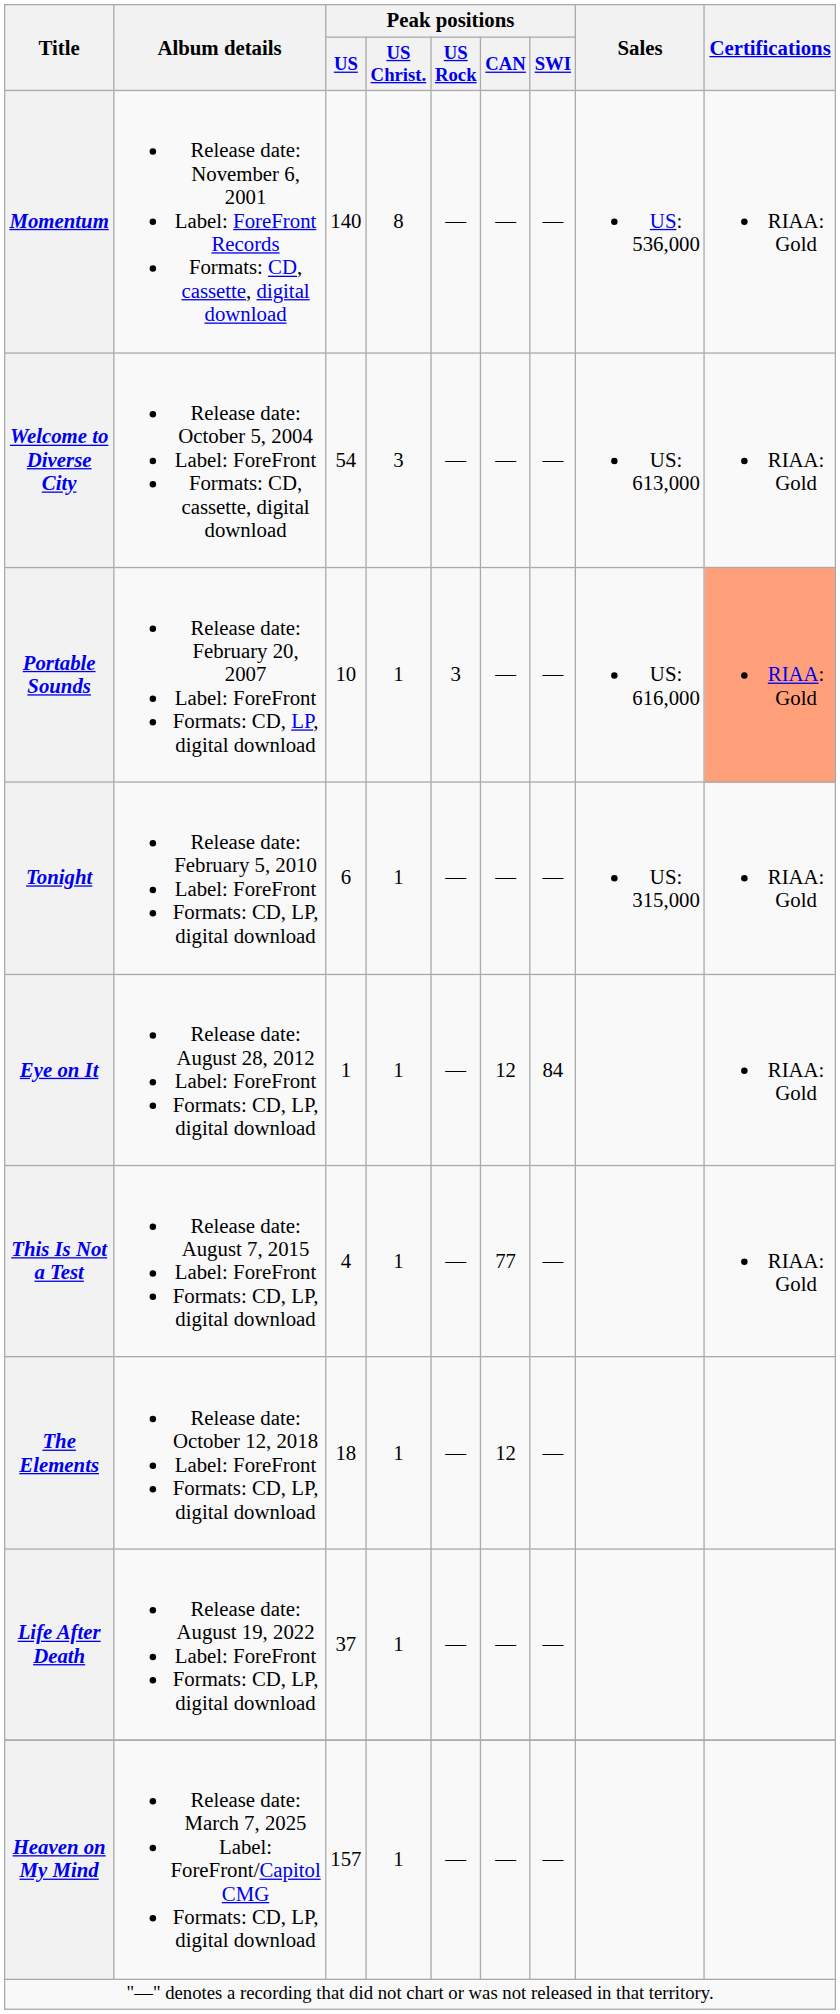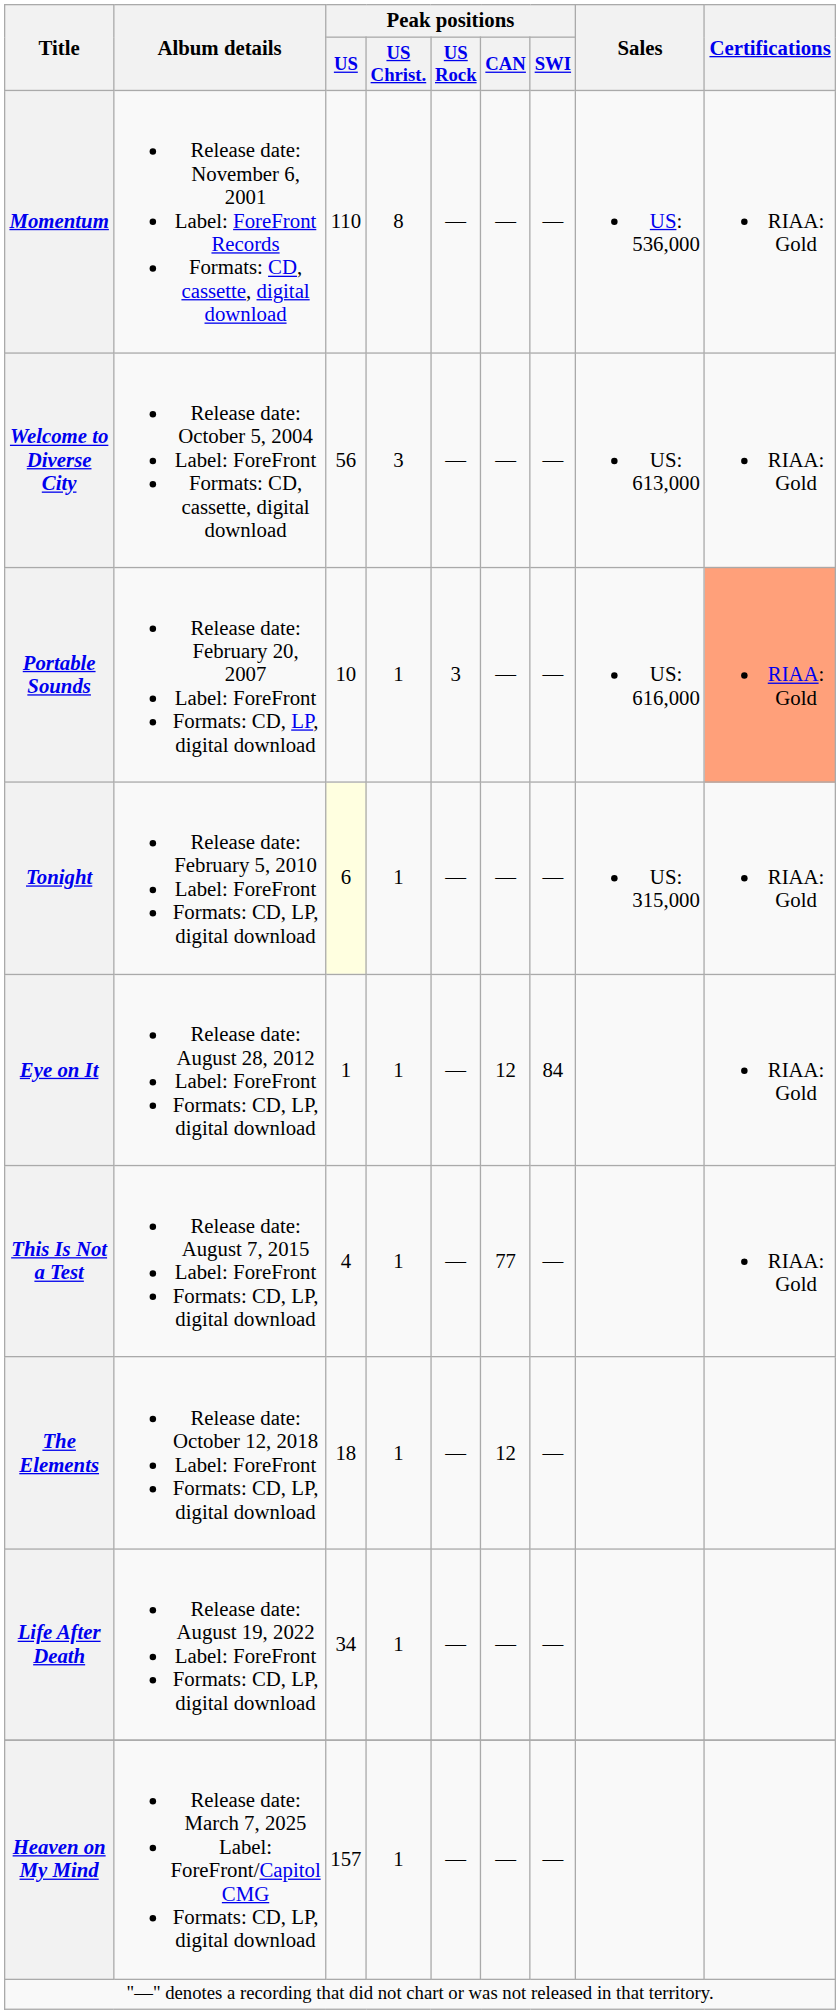(346, 221) 140 -> (346, 221) 110
(346, 459) 54 -> (346, 459) 56
(346, 878) no background -> (346, 878) lightyellow background
(346, 1644) 37 -> (346, 1644) 34
